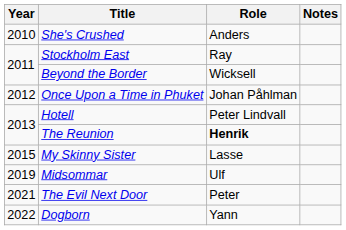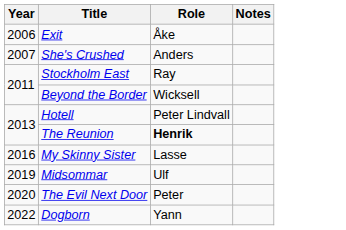+ row: (52, 34)
(21, 34) 2010 -> (21, 54) 2007
- row: (122, 94)
(21, 154) 2015 -> (21, 154) 2016
(21, 194) 2021 -> (21, 194) 2020
